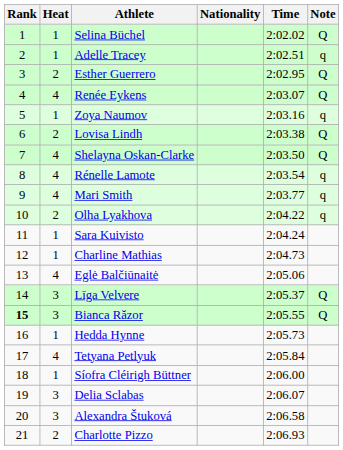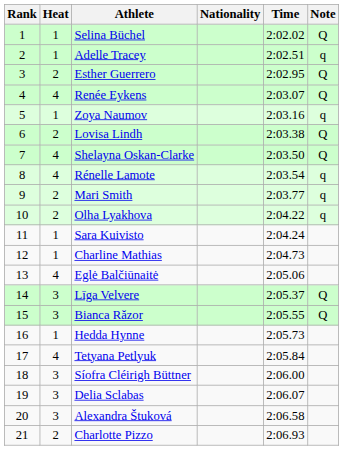(56, 194) 4 -> (56, 194) 2
(22, 315) bold -> (22, 315) normal
(56, 375) 1 -> (56, 375) 3
